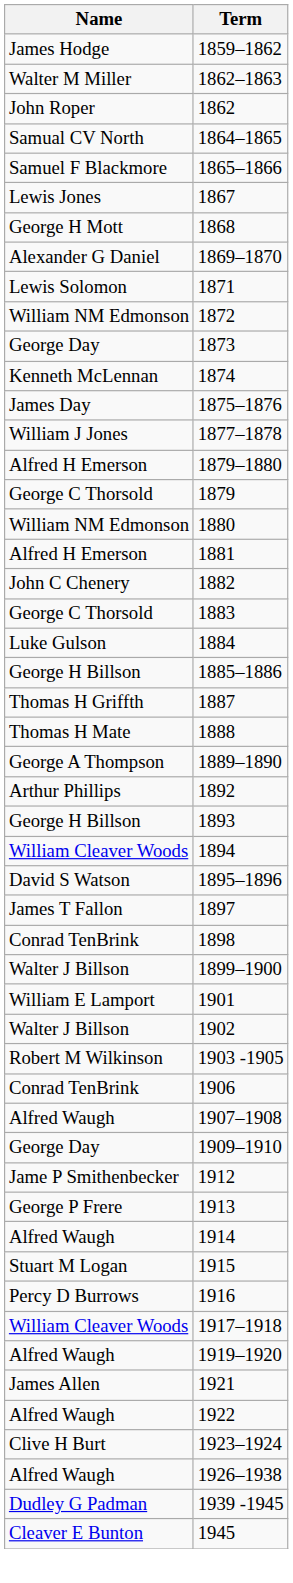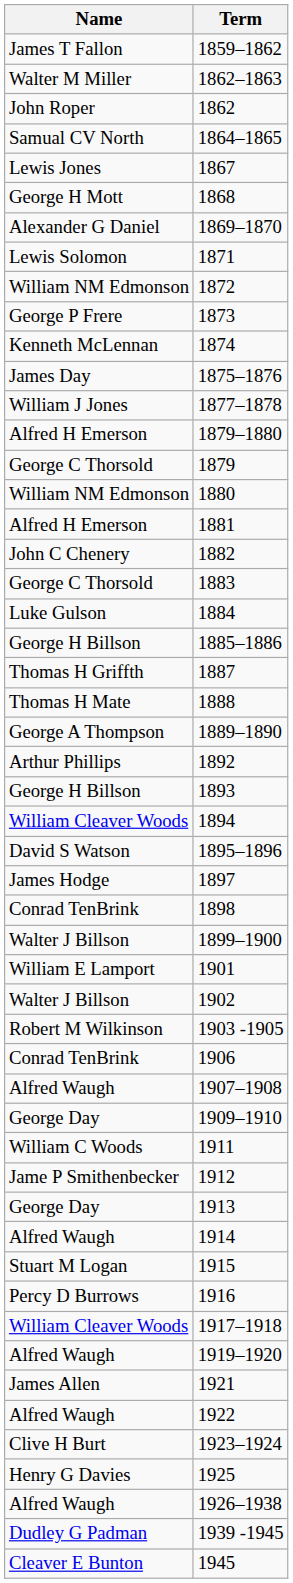(59, 49) James Hodge -> (66, 49) James T Fallon
- row: (240, 167)
(54, 345) George Day -> (66, 316) George P Frere
(66, 910) James T Fallon -> (59, 880) James Hodge
+ row: (216, 1147)
(66, 1206) George P Frere -> (54, 1206) George Day
+ row: (216, 1474)
